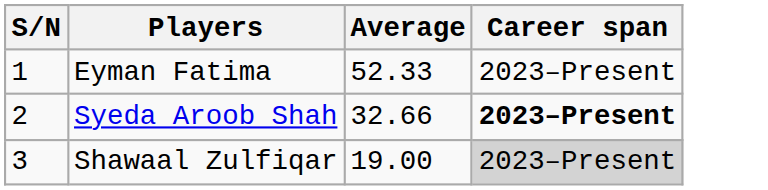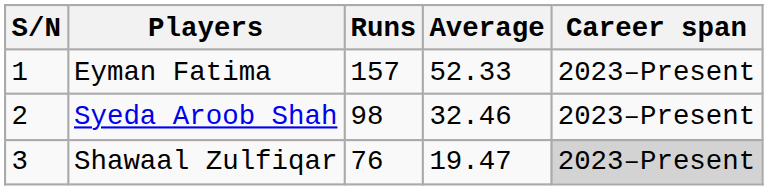+ column: (383, 27)
(392, 117) 32.66 -> (471, 117) 32.46
(578, 117) bold -> (656, 117) normal
(392, 162) 19.00 -> (471, 162) 19.47
